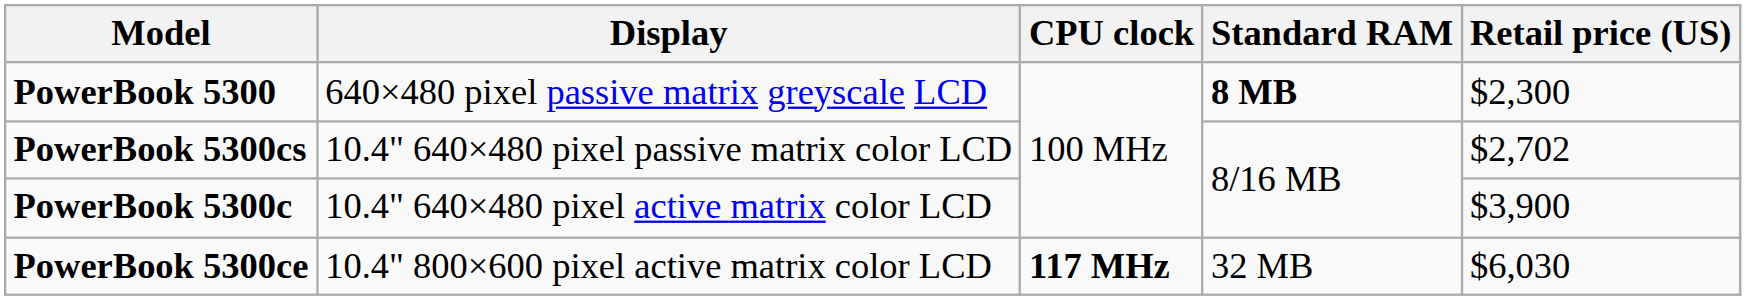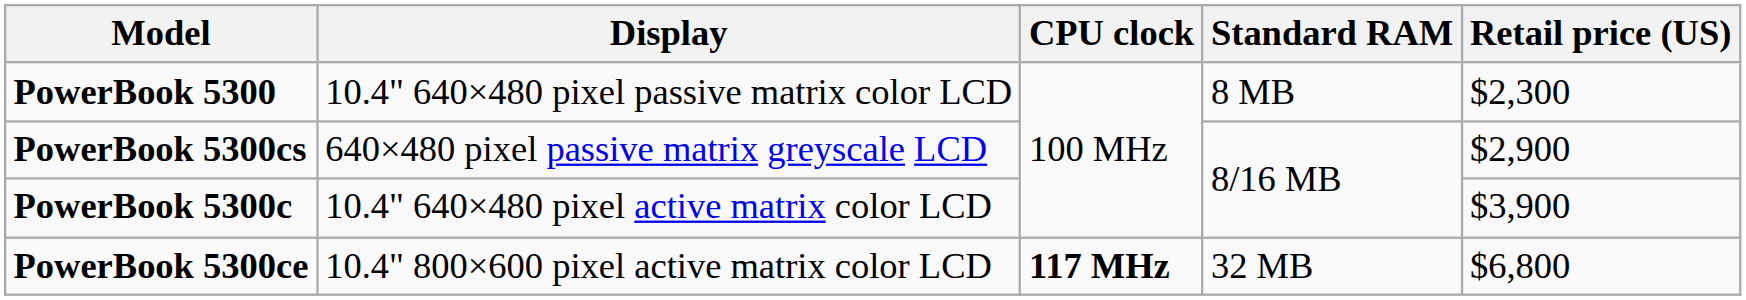(656, 91) 640×480 pixel passive matrix greyscale LCD -> (669, 91) 10.4" 640×480 pixel passive matrix color LCD
(1254, 91) bold -> (1253, 91) normal
(669, 149) 10.4" 640×480 pixel passive matrix color LCD -> (656, 149) 640×480 pixel passive matrix greyscale LCD
(1520, 149) $2,702 -> (1520, 149) $2,900
(1520, 264) $6,030 -> (1520, 264) $6,800
